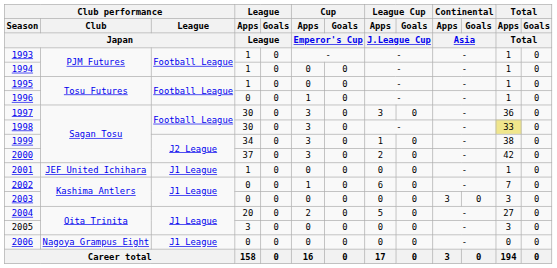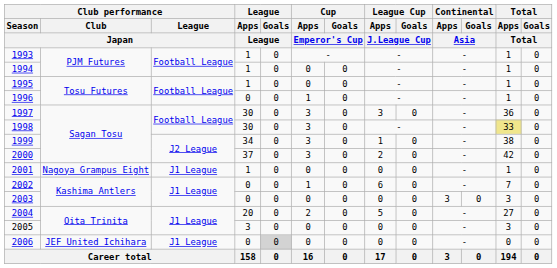(96, 170) JEF United Ichihara -> (96, 170) Nagoya Grampus Eight
(96, 242) Nagoya Grampus Eight -> (96, 242) JEF United Ichihara
(276, 242) no background -> (276, 242) lightgrey background
